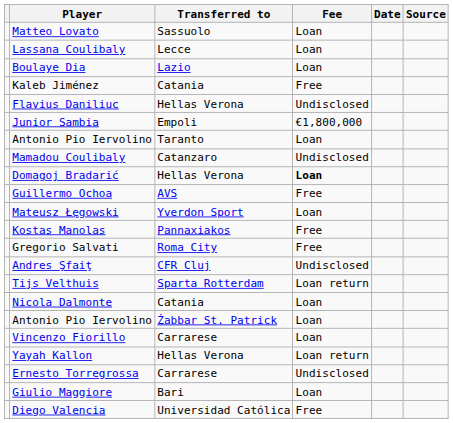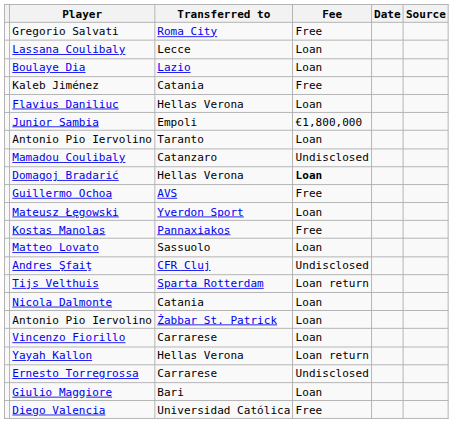rows swapped: (56, 31) <-> (66, 248)
(332, 103) Undisclosed -> (309, 103) Loan
